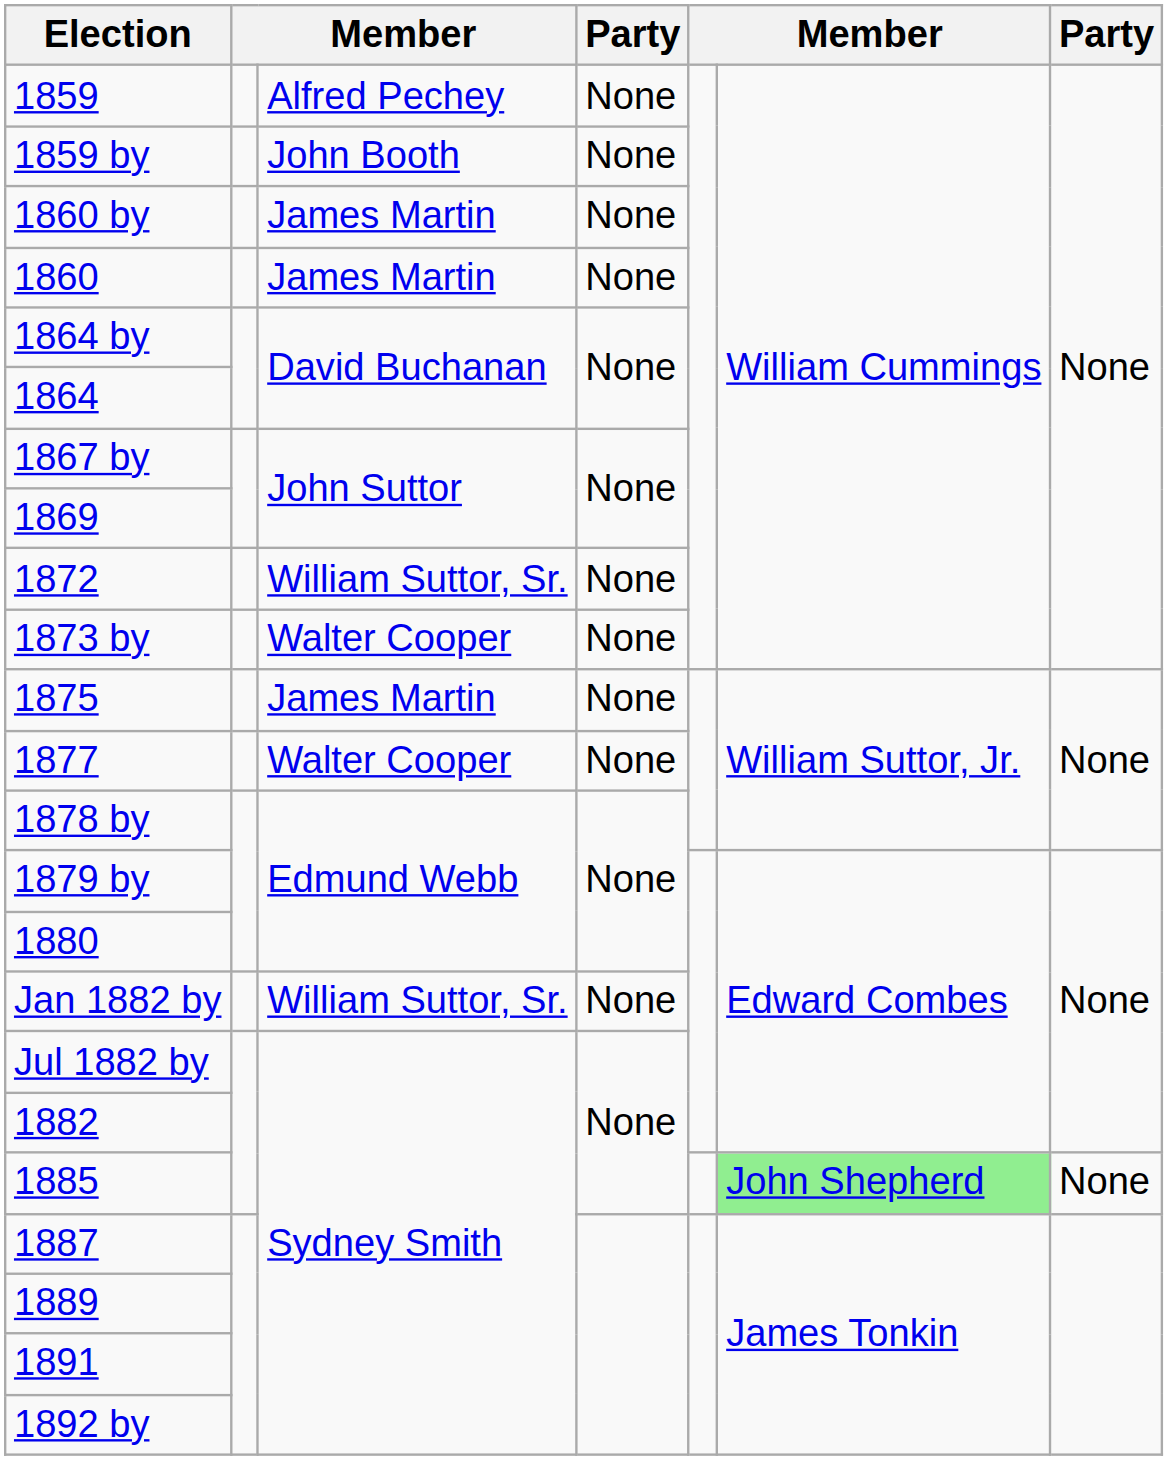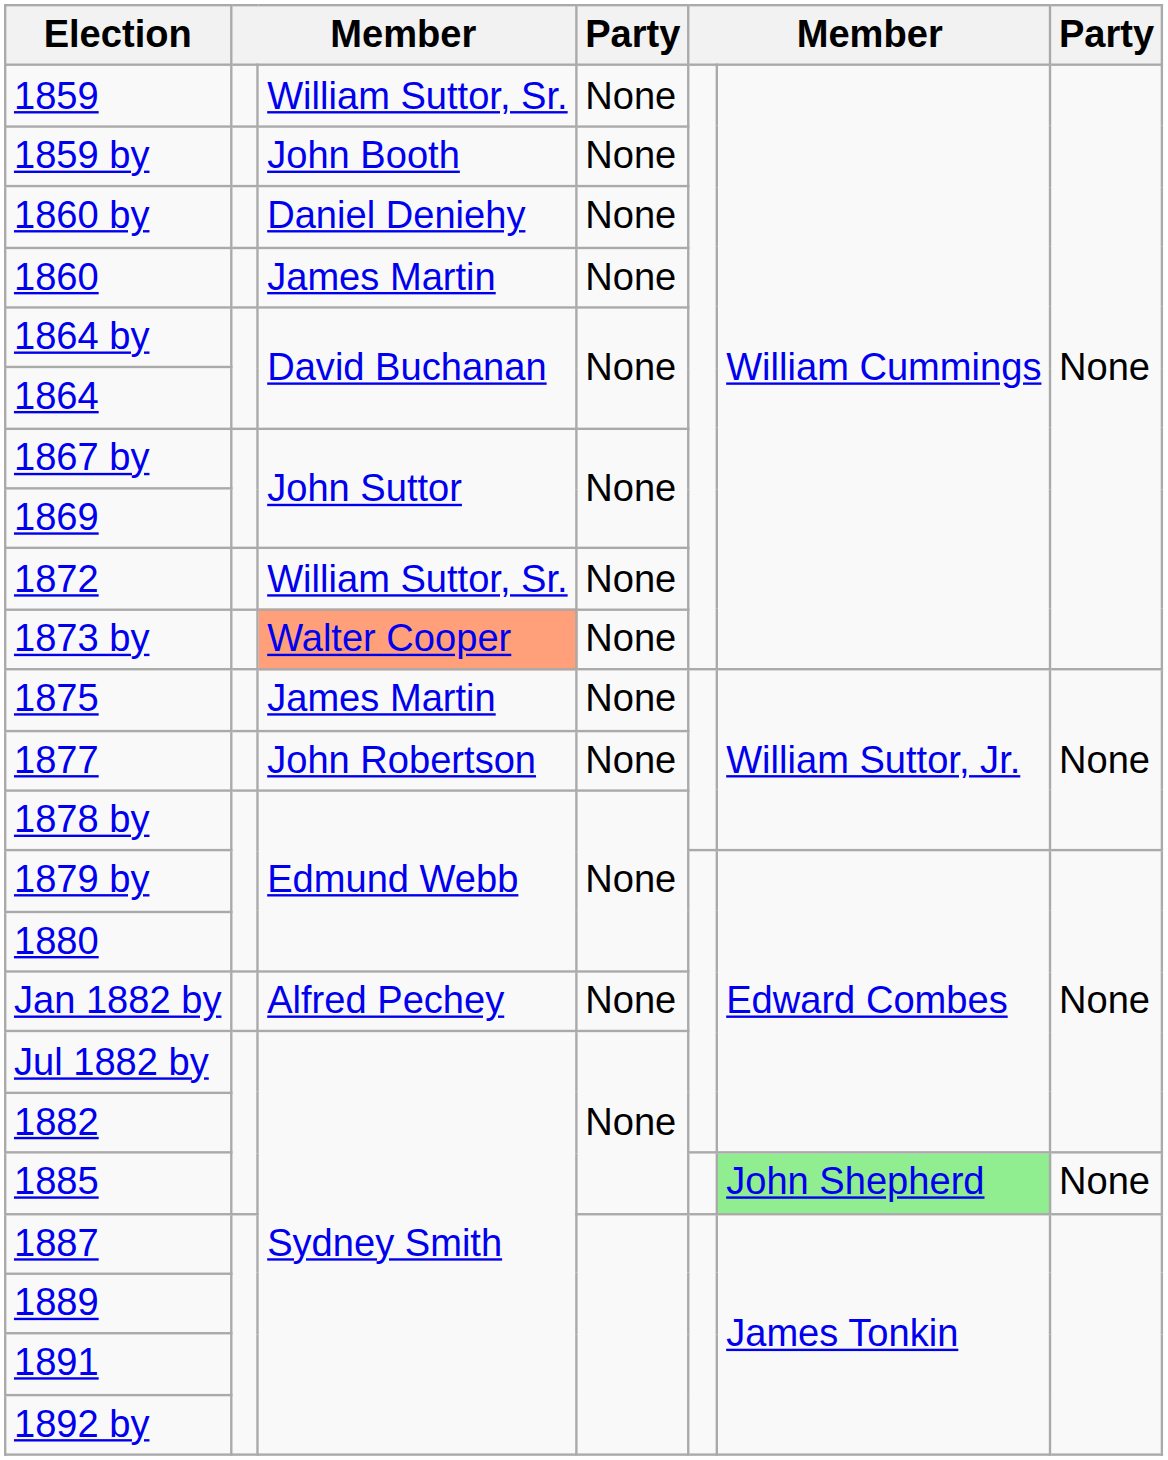(386, 95) Alfred Pechey -> (417, 95) William Suttor, Sr.
(381, 215) James Martin -> (396, 215) Daniel Deniehy
(389, 638) no background -> (389, 638) lightsalmon background
(389, 759) Walter Cooper -> (402, 759) John Robertson
(417, 1000) William Suttor, Sr. -> (386, 1000) Alfred Pechey
